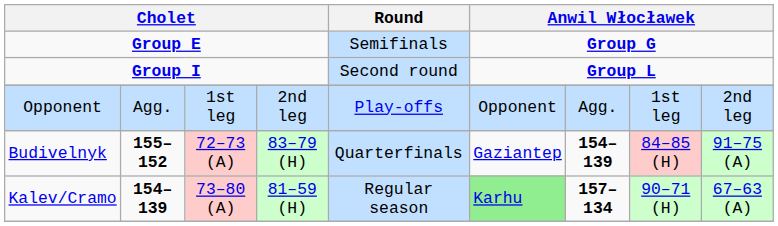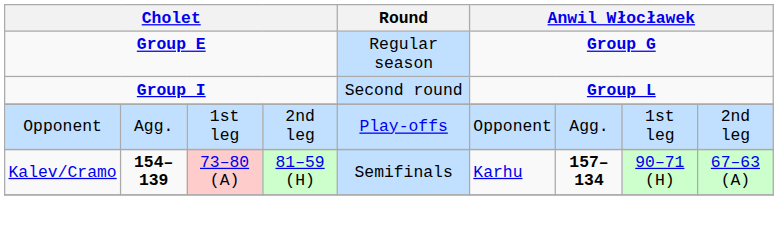(399, 45) Semifinals -> (404, 54) Regular season
- row: (58, 153)
(399, 199) Regular season -> (404, 172) Semifinals
(498, 199) lightgreen background -> (498, 172) no background
